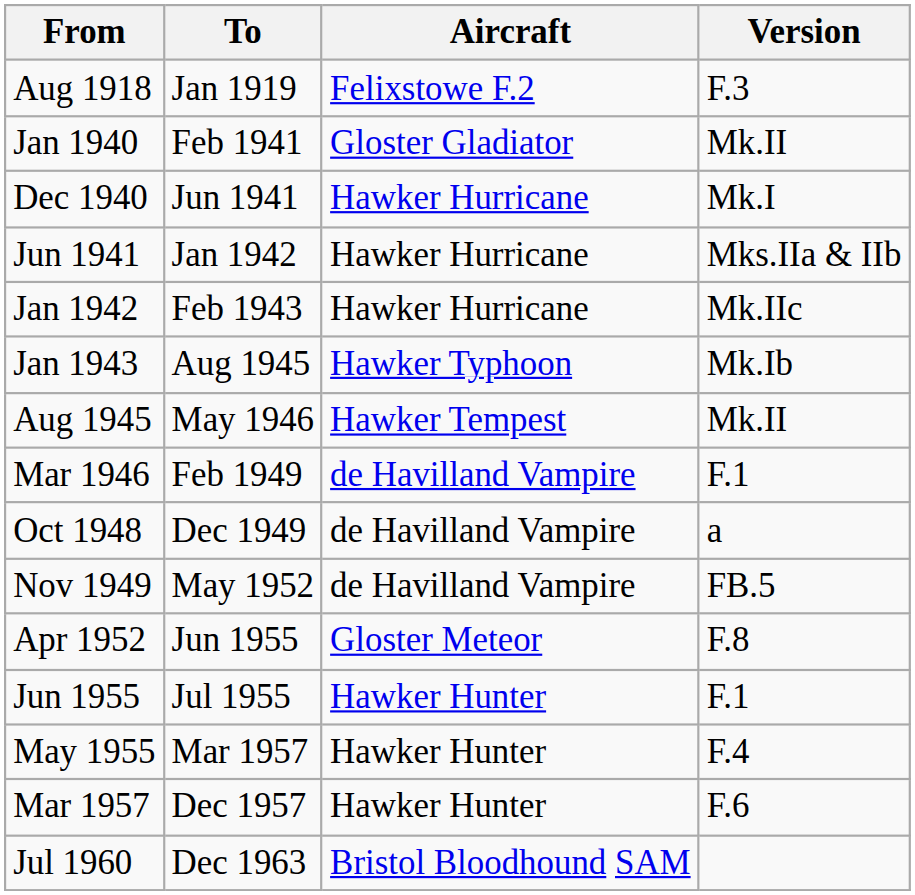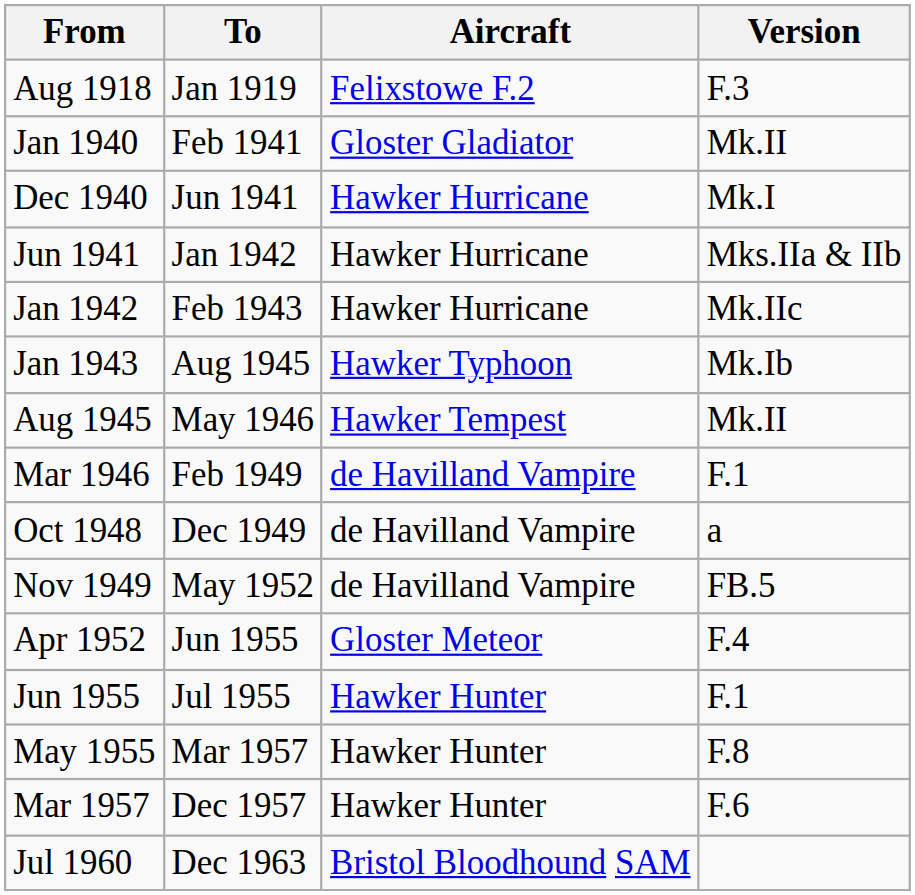(728, 640) F.8 -> (728, 640) F.4
(728, 751) F.4 -> (728, 751) F.8
